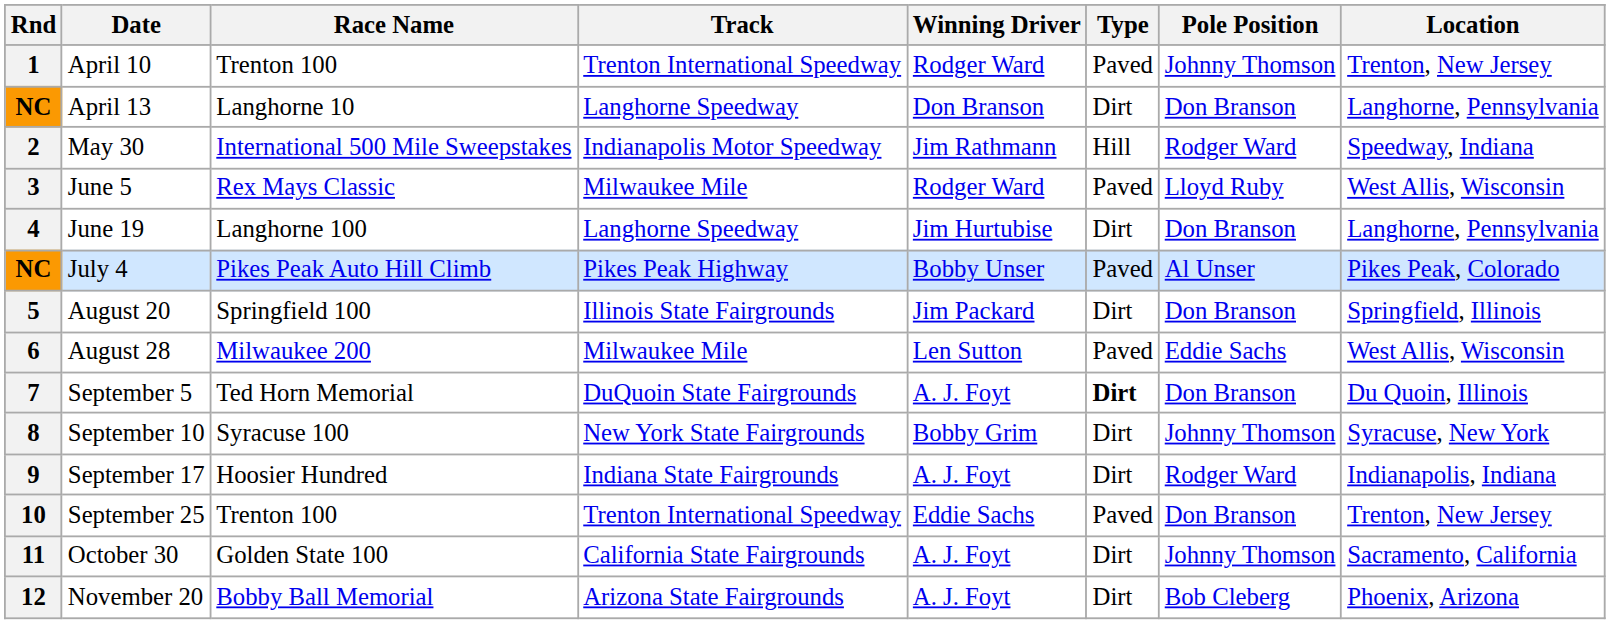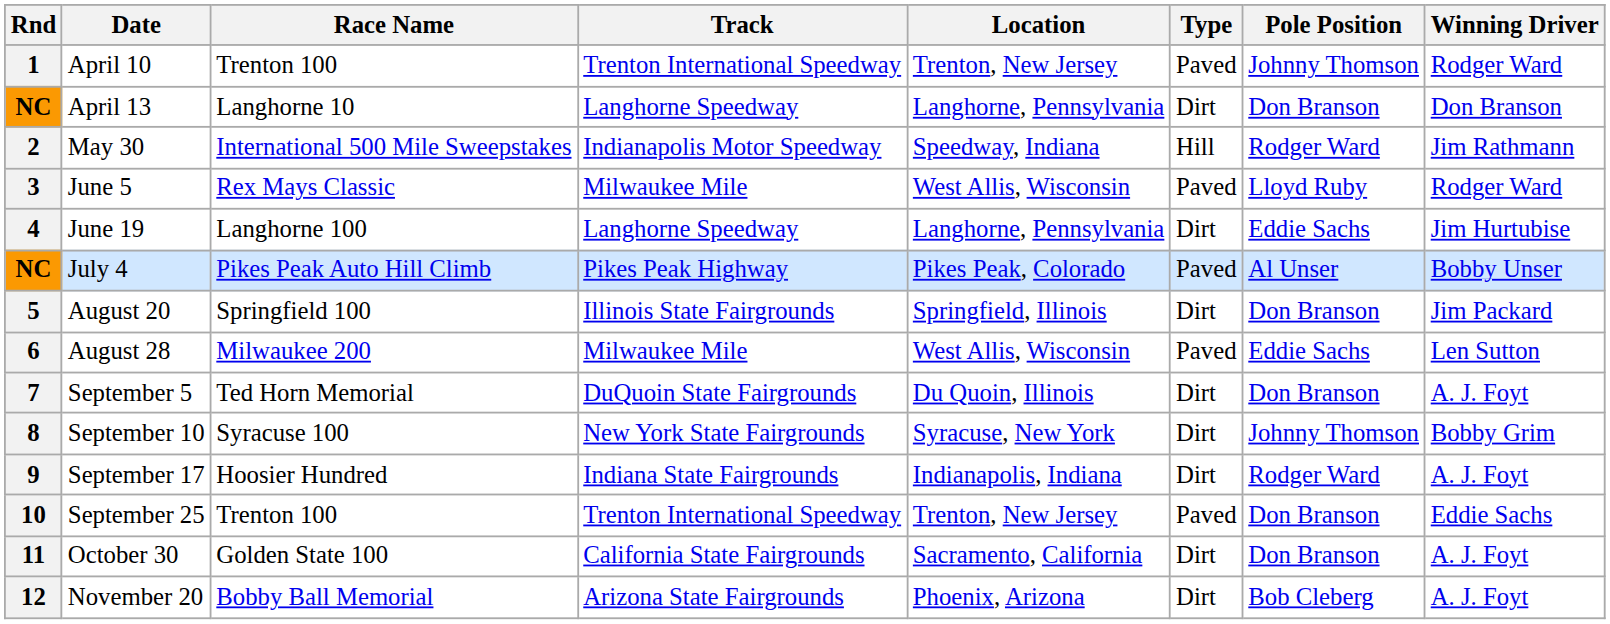columns swapped: (1473, 24) <-> (997, 24)
(1230, 228) Don Branson -> (1309, 228) Eddie Sachs
(1115, 392) bold -> (1196, 392) normal
(1250, 555) Johnny Thomson -> (1314, 555) Don Branson
